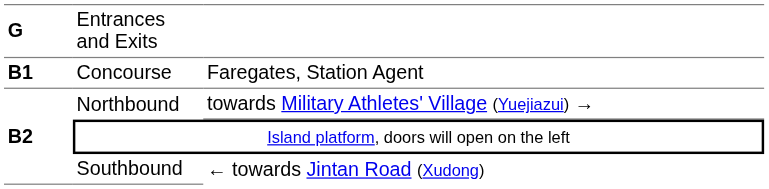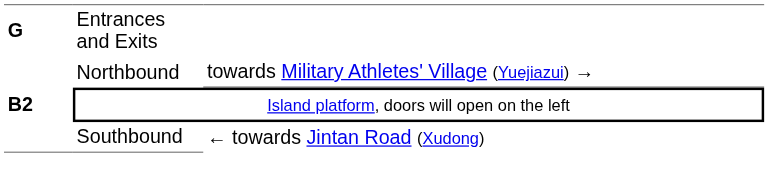- row: (124, 72)
